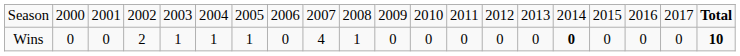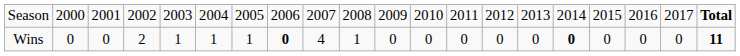(285, 39) normal -> (285, 39) bold
(716, 39) 10 -> (716, 39) 11
